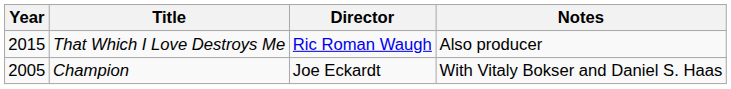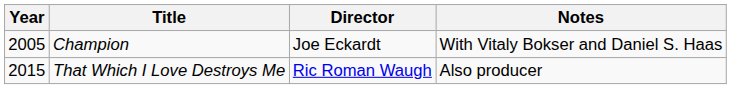rows swapped: (91, 70) <-> (169, 44)
